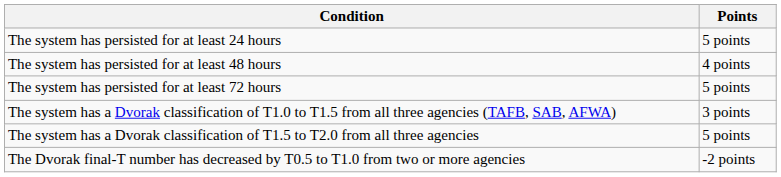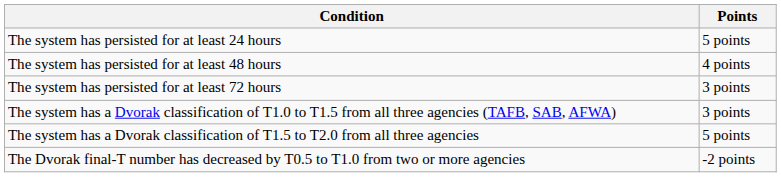(737, 88) 5 points -> (737, 88) 3 points
